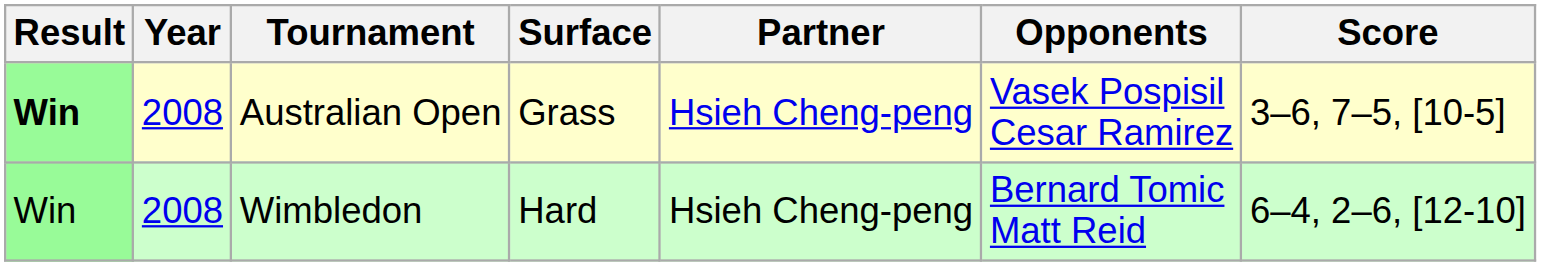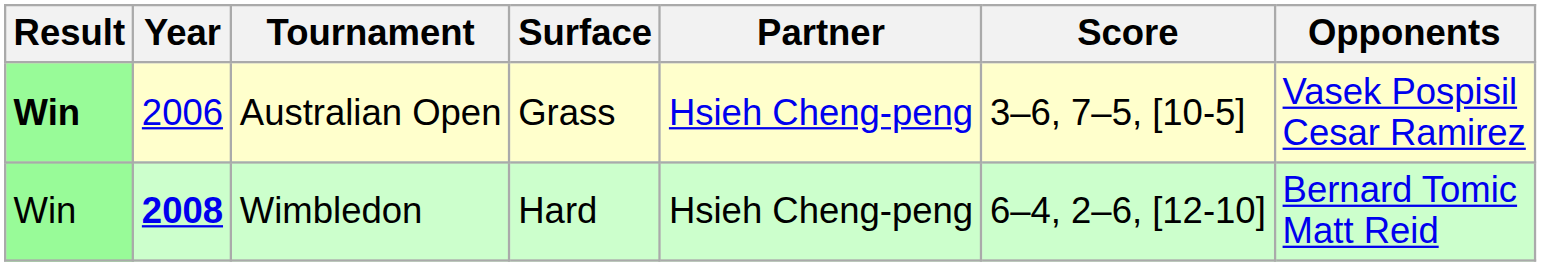columns swapped: (1112, 33) <-> (1388, 33)
(182, 111) 2008 -> (182, 111) 2006
(182, 210) normal -> (182, 210) bold
